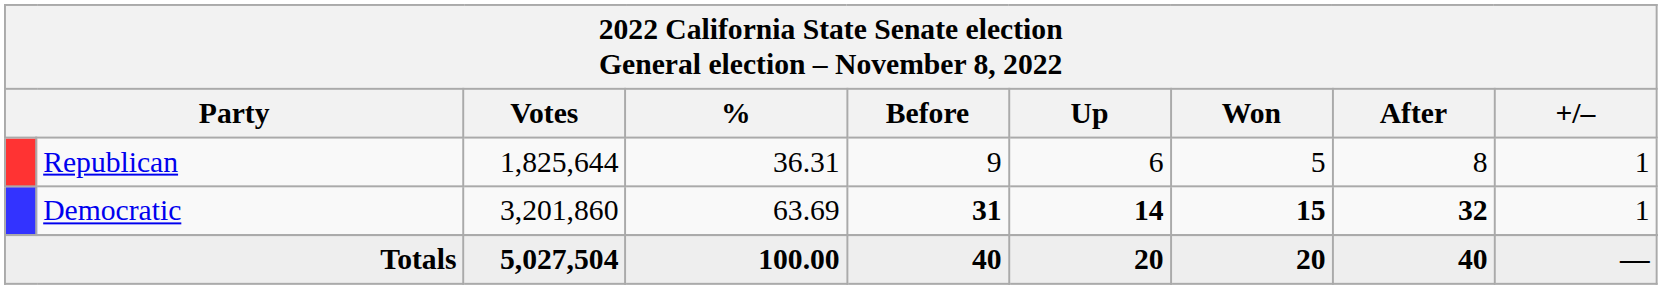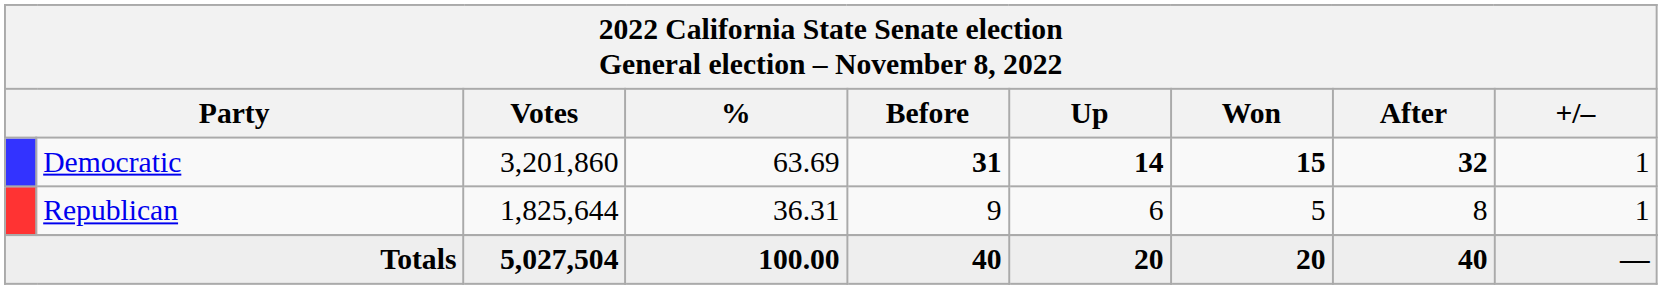rows swapped: (112, 210) <-> (111, 161)
